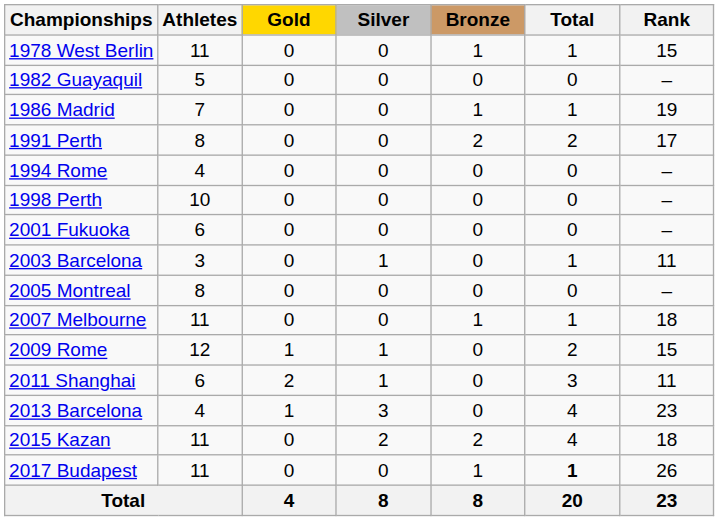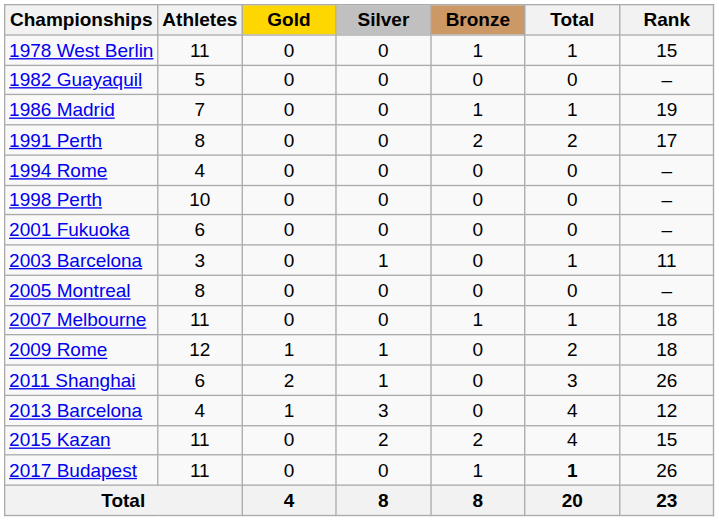(667, 350) 15 -> (667, 350) 18
(667, 380) 11 -> (667, 380) 26
(667, 410) 23 -> (667, 410) 12
(667, 440) 18 -> (667, 440) 15
